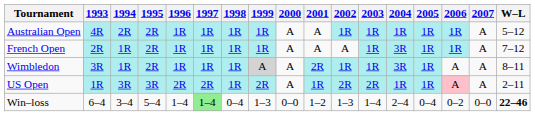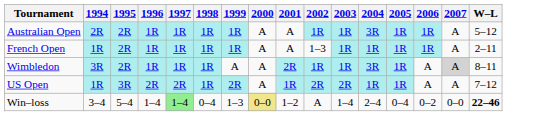- column: (97, 13)
(400, 31) 1R -> (373, 31) 3R
(345, 48) A -> (318, 48) 1–3
(400, 48) 3R -> (373, 48) 1R
(513, 48) 7–12 -> (486, 48) 2–11
(125, 66) 1R -> (97, 66) 3R
(262, 66) lightgrey background -> (235, 66) no background
(483, 66) no background -> (455, 66) lightgrey background
(125, 84) 3R -> (97, 84) 1R
(455, 84) pink background -> (428, 84) no background
(513, 84) 2–11 -> (486, 84) 7–12
(290, 102) no background -> (262, 102) khaki background
(345, 102) 1–3 -> (318, 102) A
